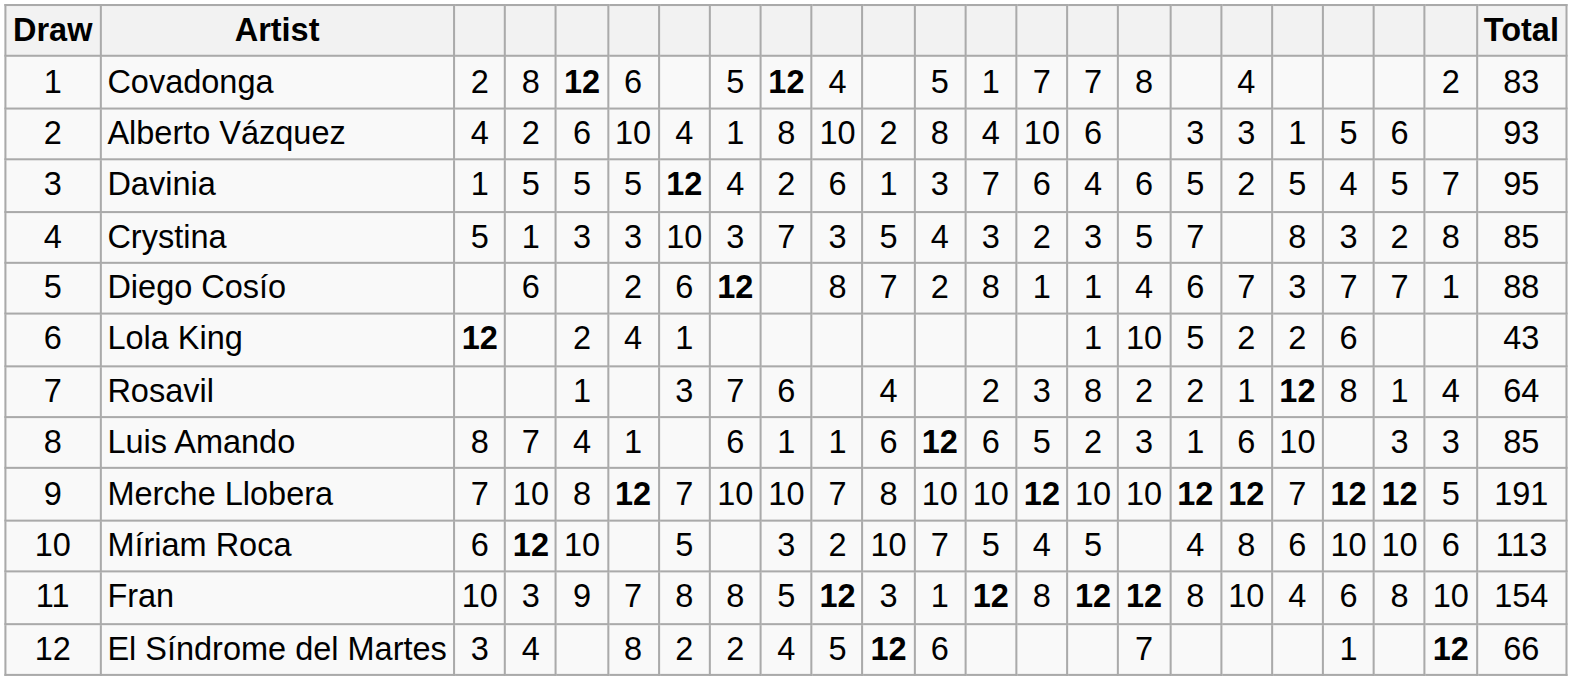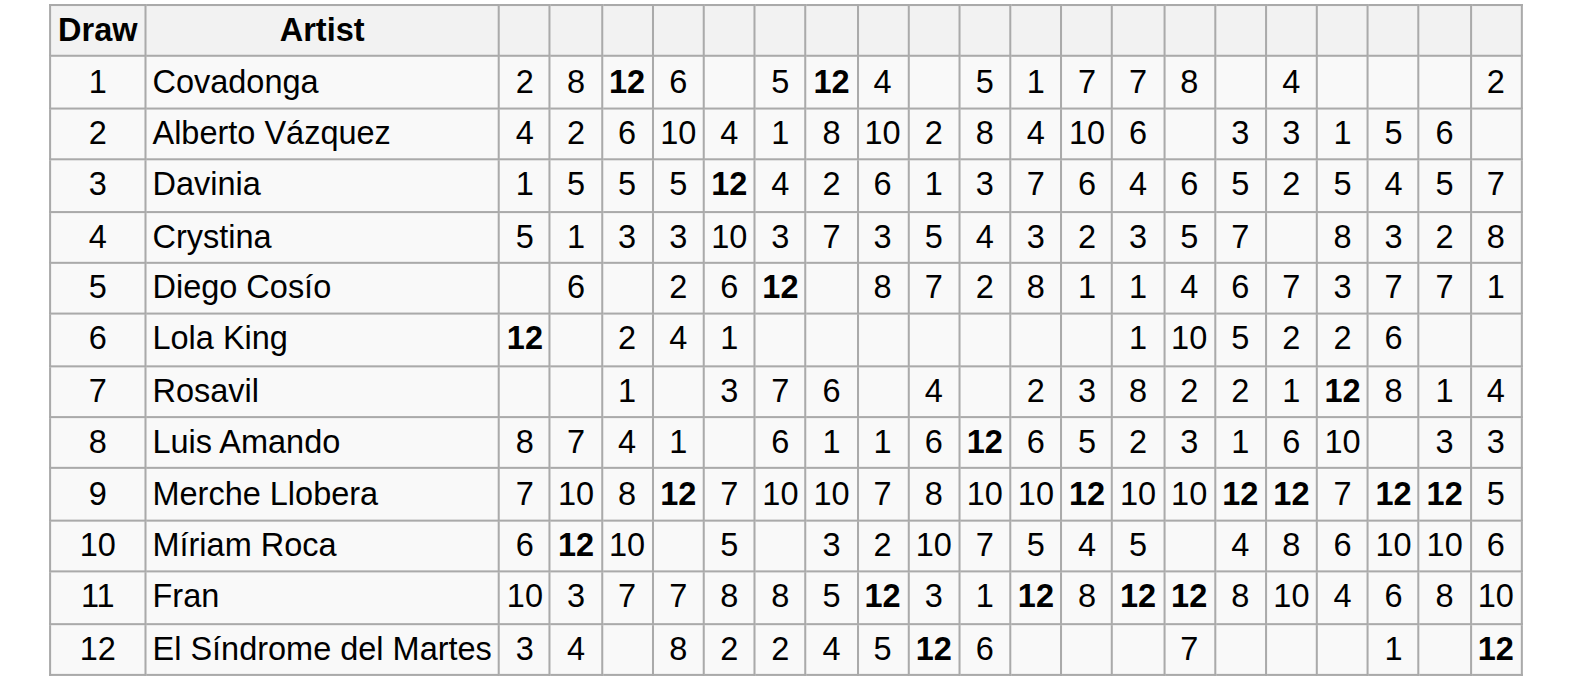- column: (1521, 30)
(582, 596) 9 -> (627, 596) 7
